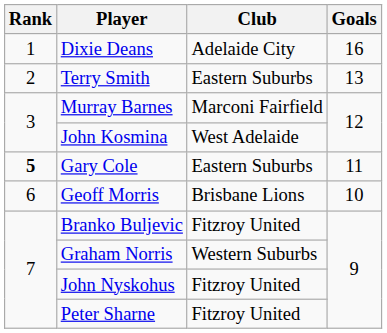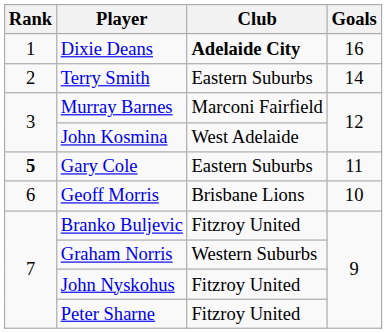(243, 48) normal -> (246, 48) bold
(354, 78) 13 -> (354, 78) 14
